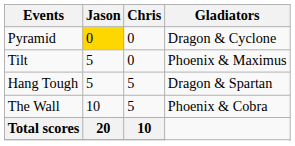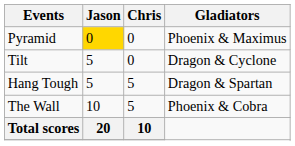(222, 38) Dragon & Cyclone -> (227, 38) Phoenix & Maximus
(227, 60) Phoenix & Maximus -> (222, 60) Dragon & Cyclone
